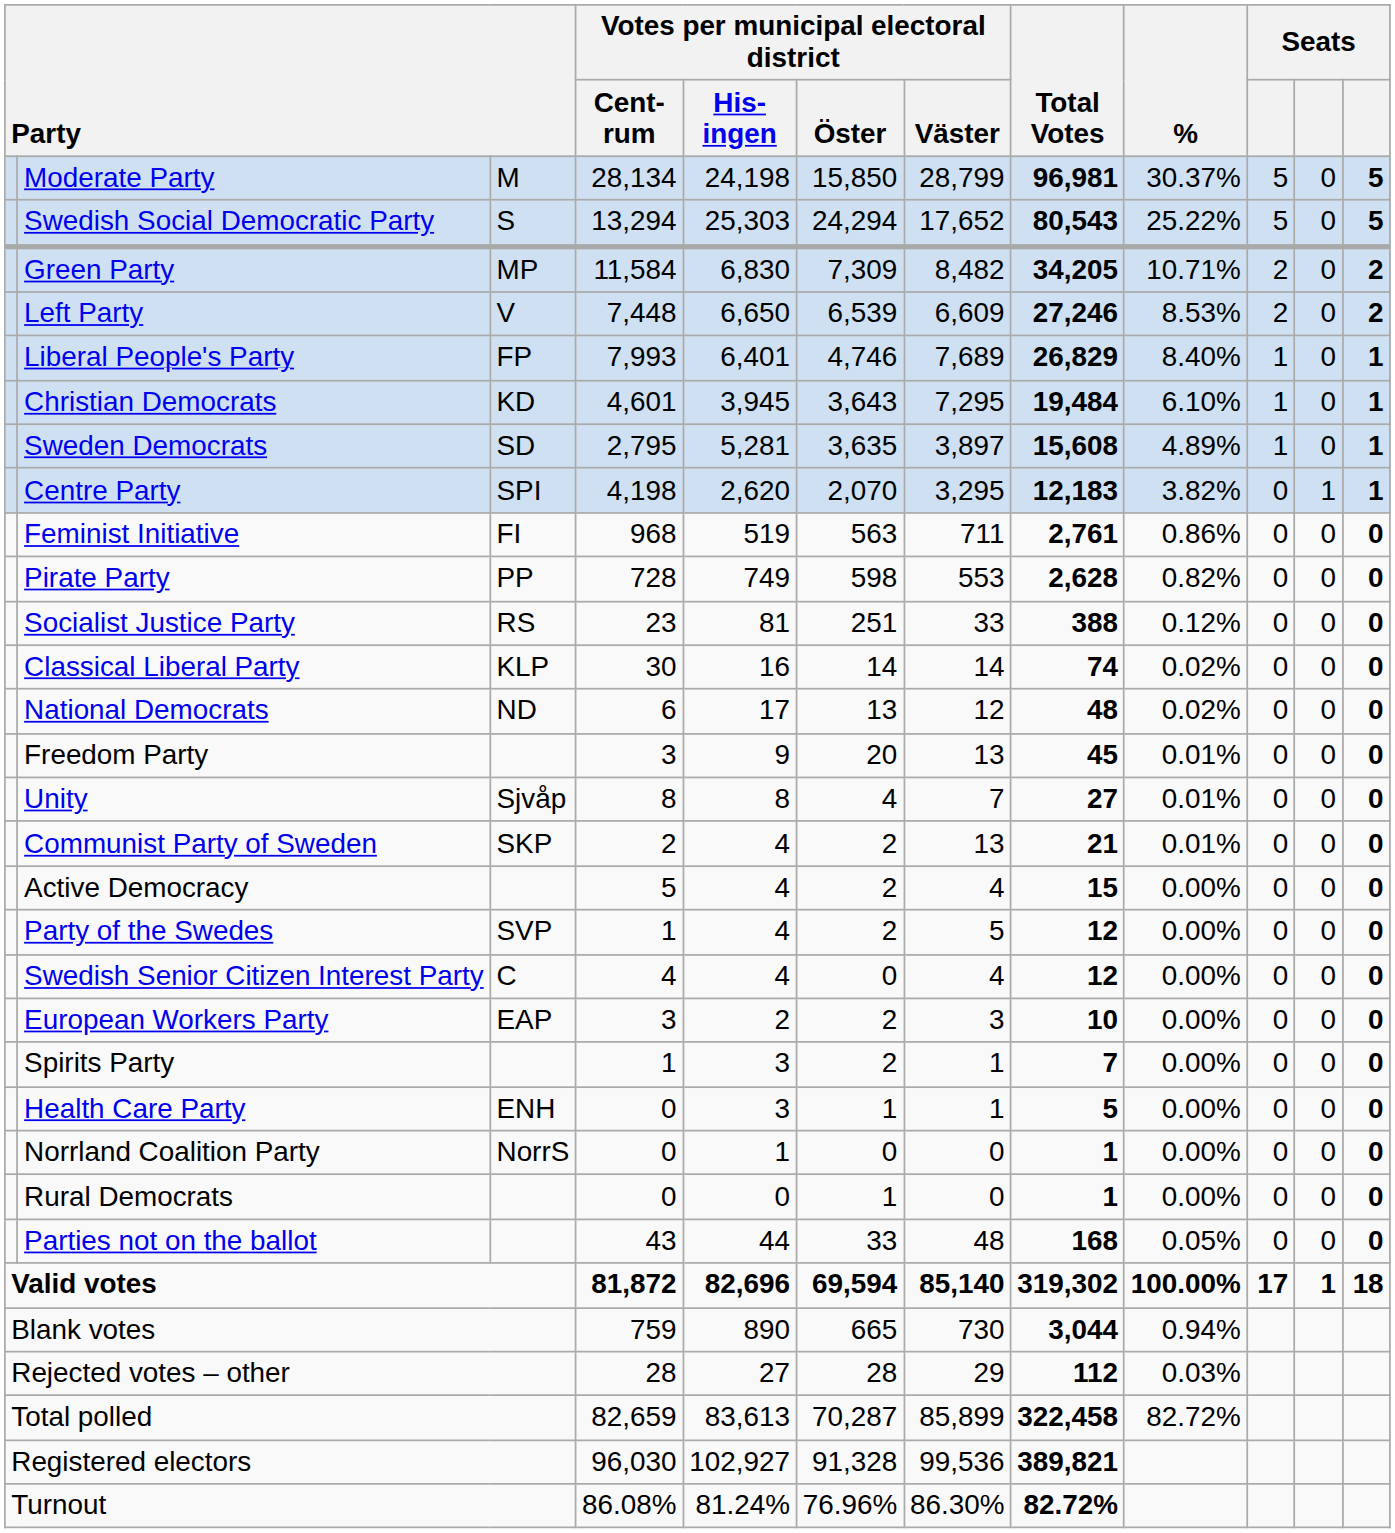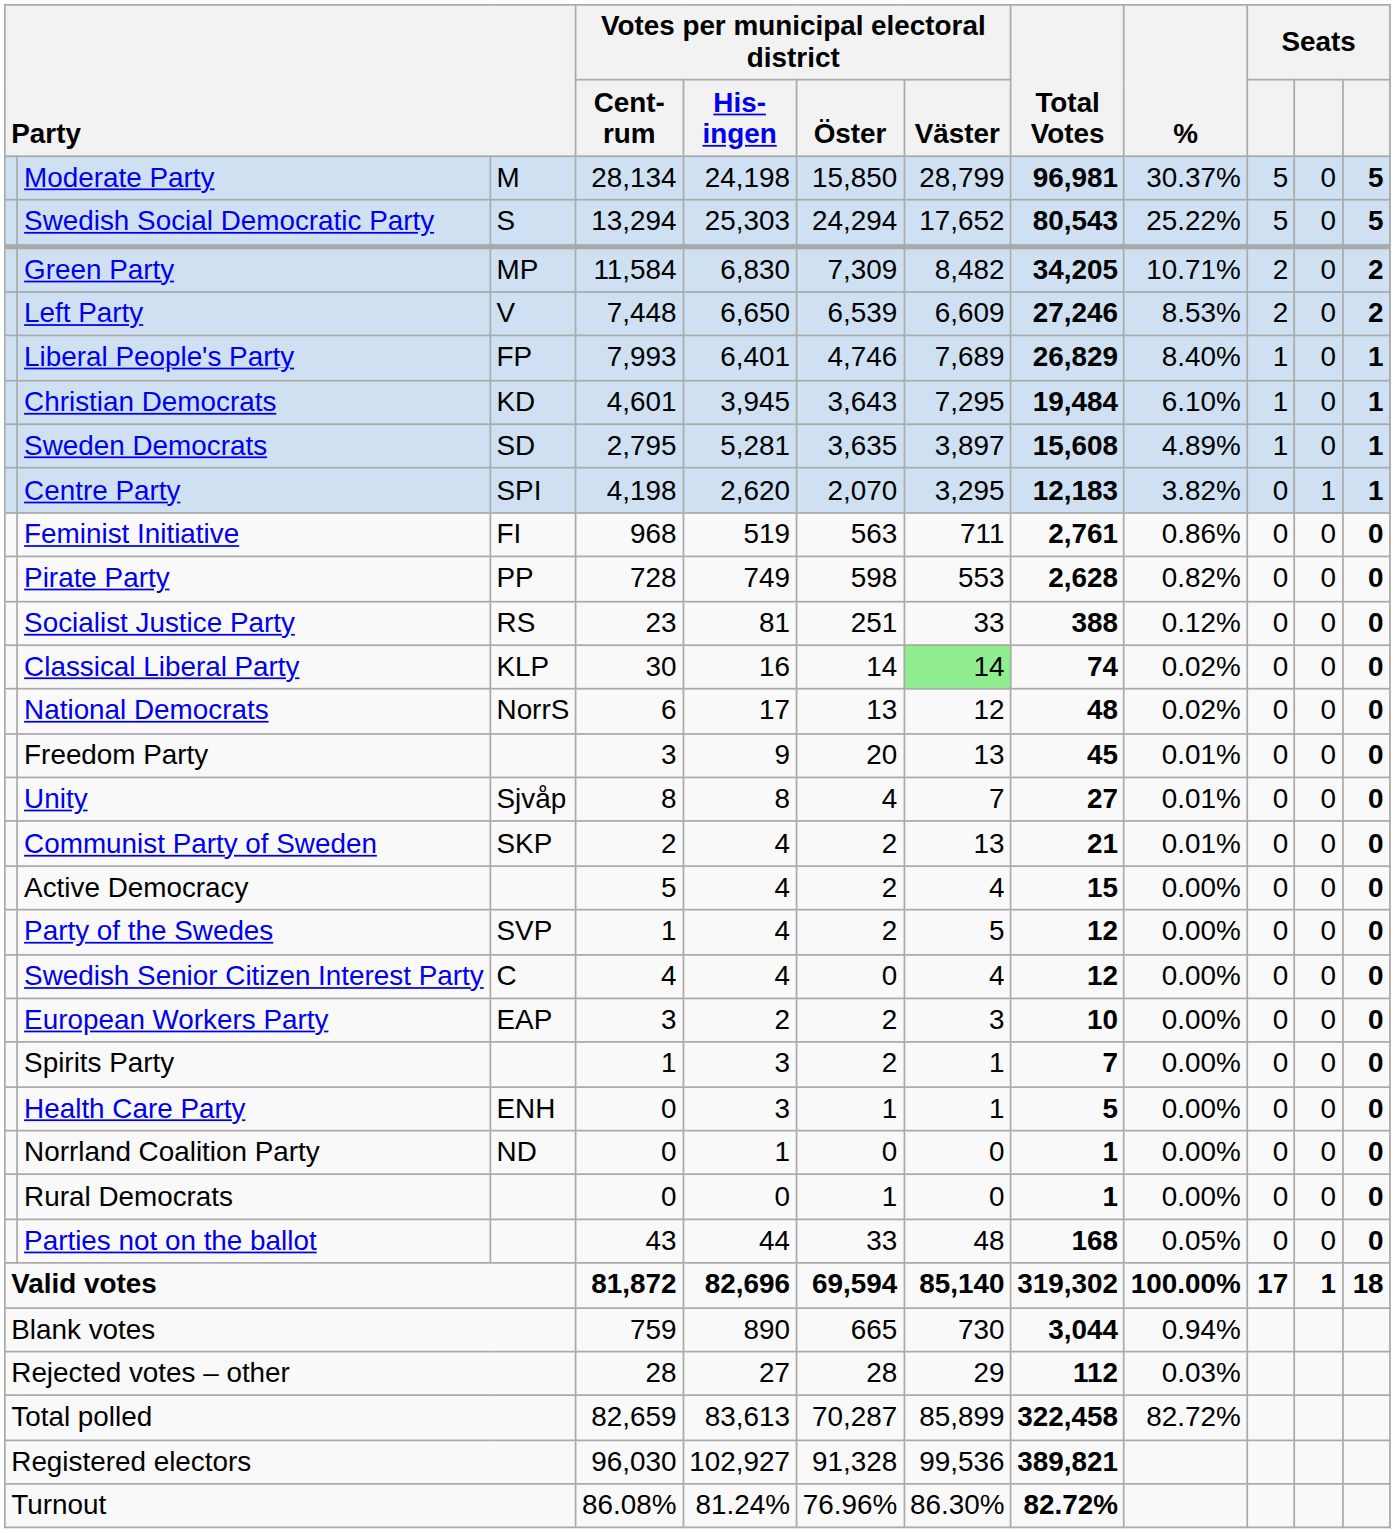(989, 666) no background -> (989, 666) lightgreen background
(517, 710) ND -> (533, 710) NorrS
(533, 1152) NorrS -> (517, 1152) ND
